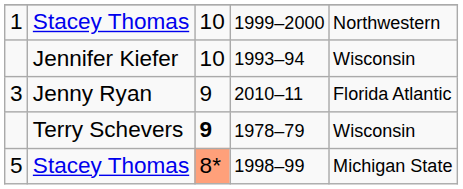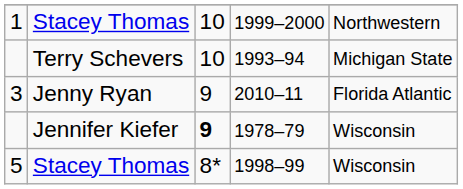(106, 58) Jennifer Kiefer -> (108, 58) Terry Schevers
(374, 58) Wisconsin -> (393, 58) Michigan State
(108, 129) Terry Schevers -> (106, 129) Jennifer Kiefer
(210, 165) lightsalmon background -> (210, 165) no background
(393, 166) Michigan State -> (374, 166) Wisconsin
